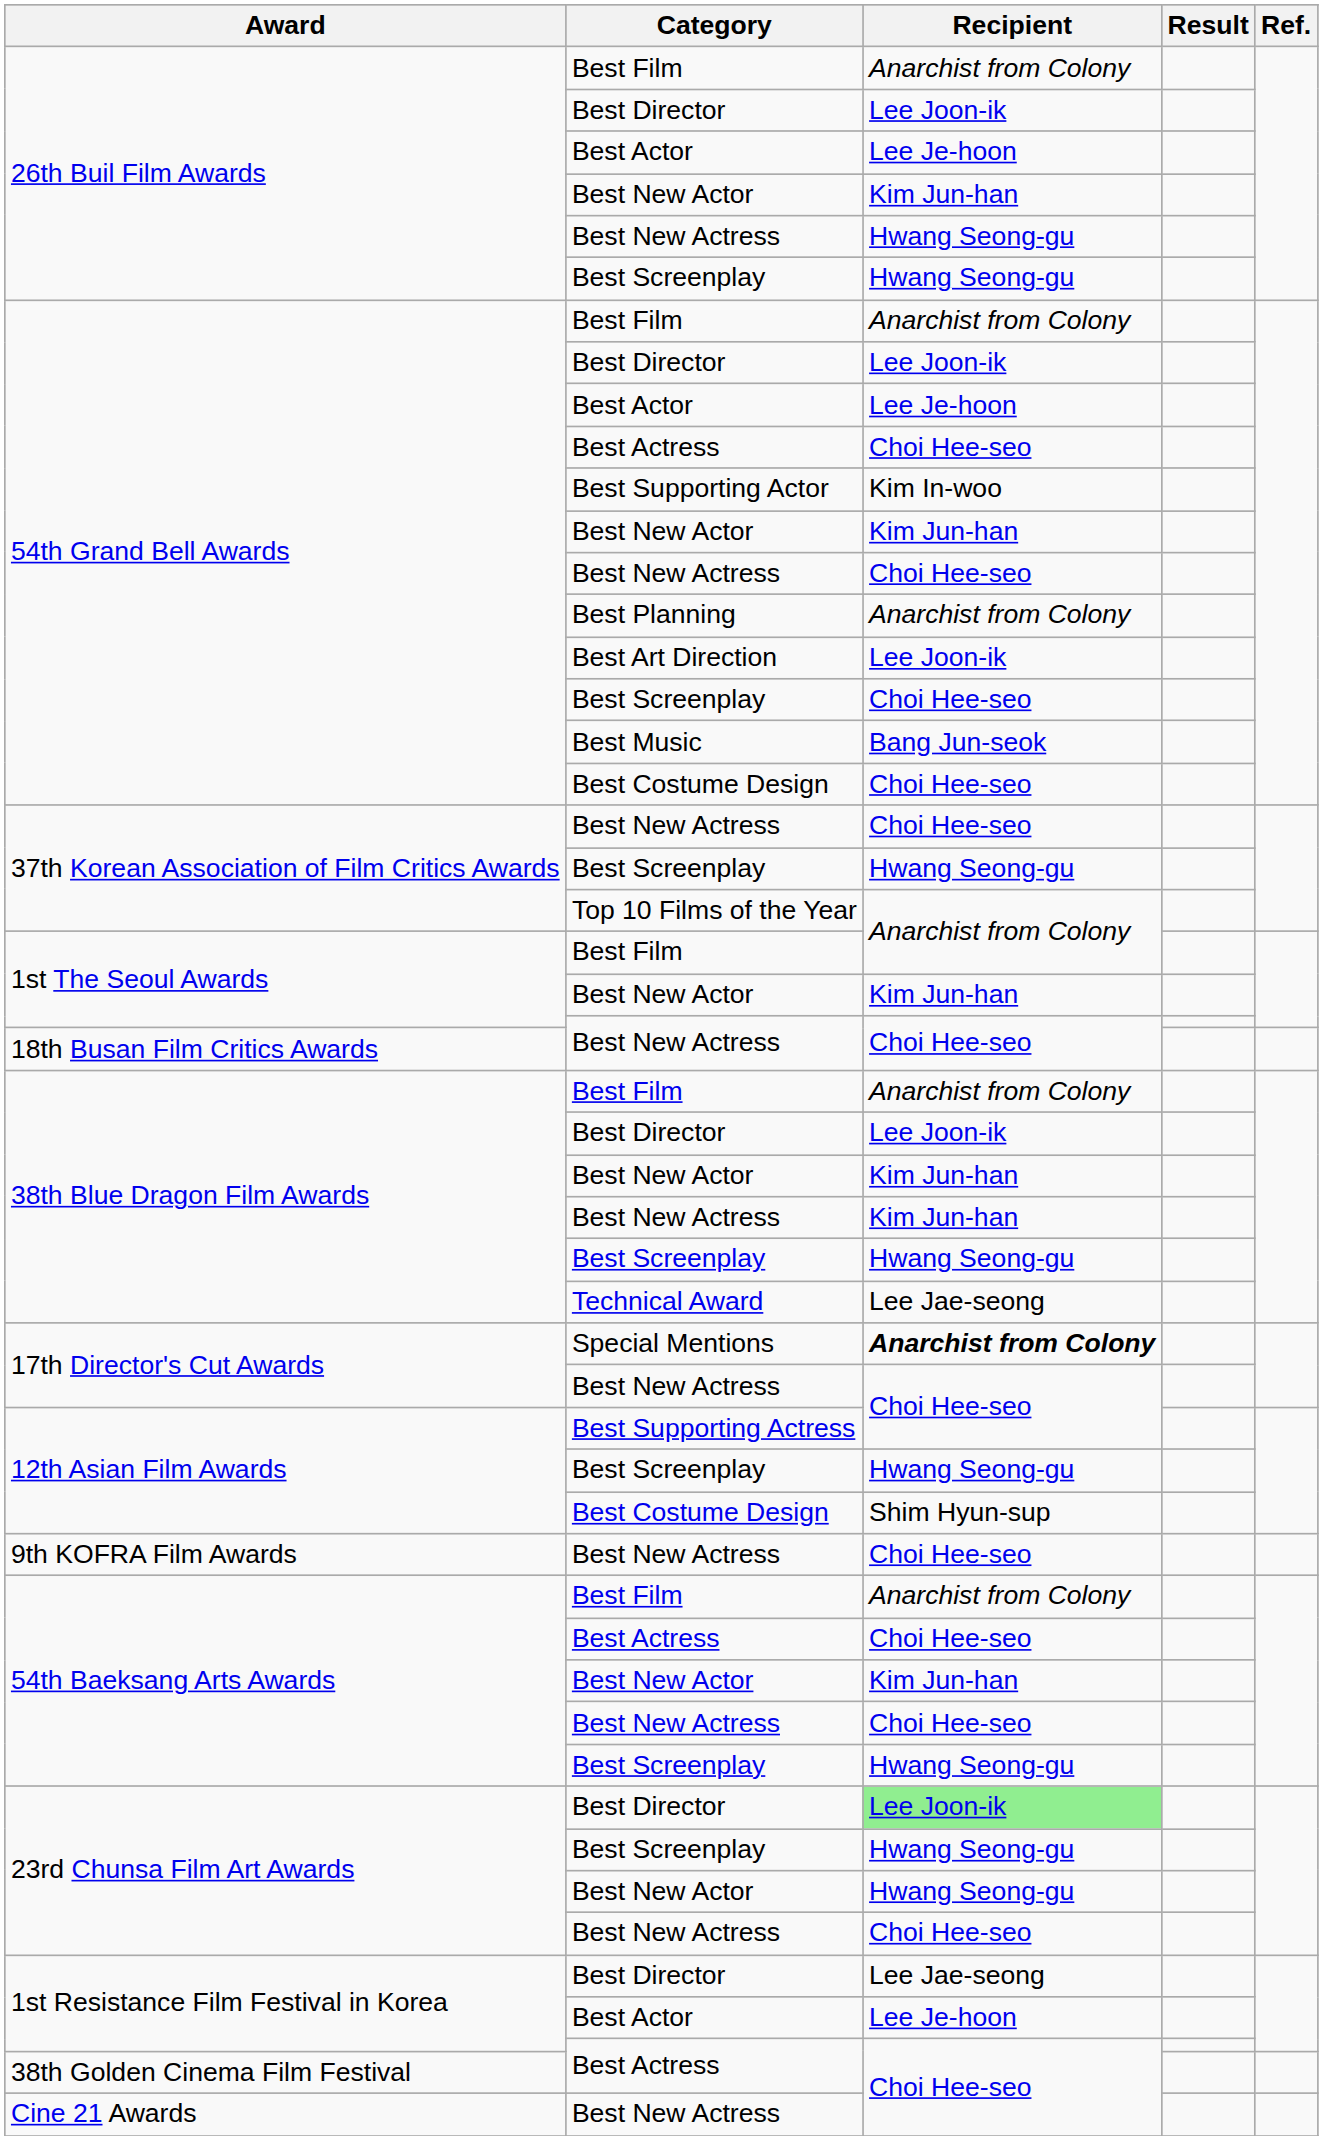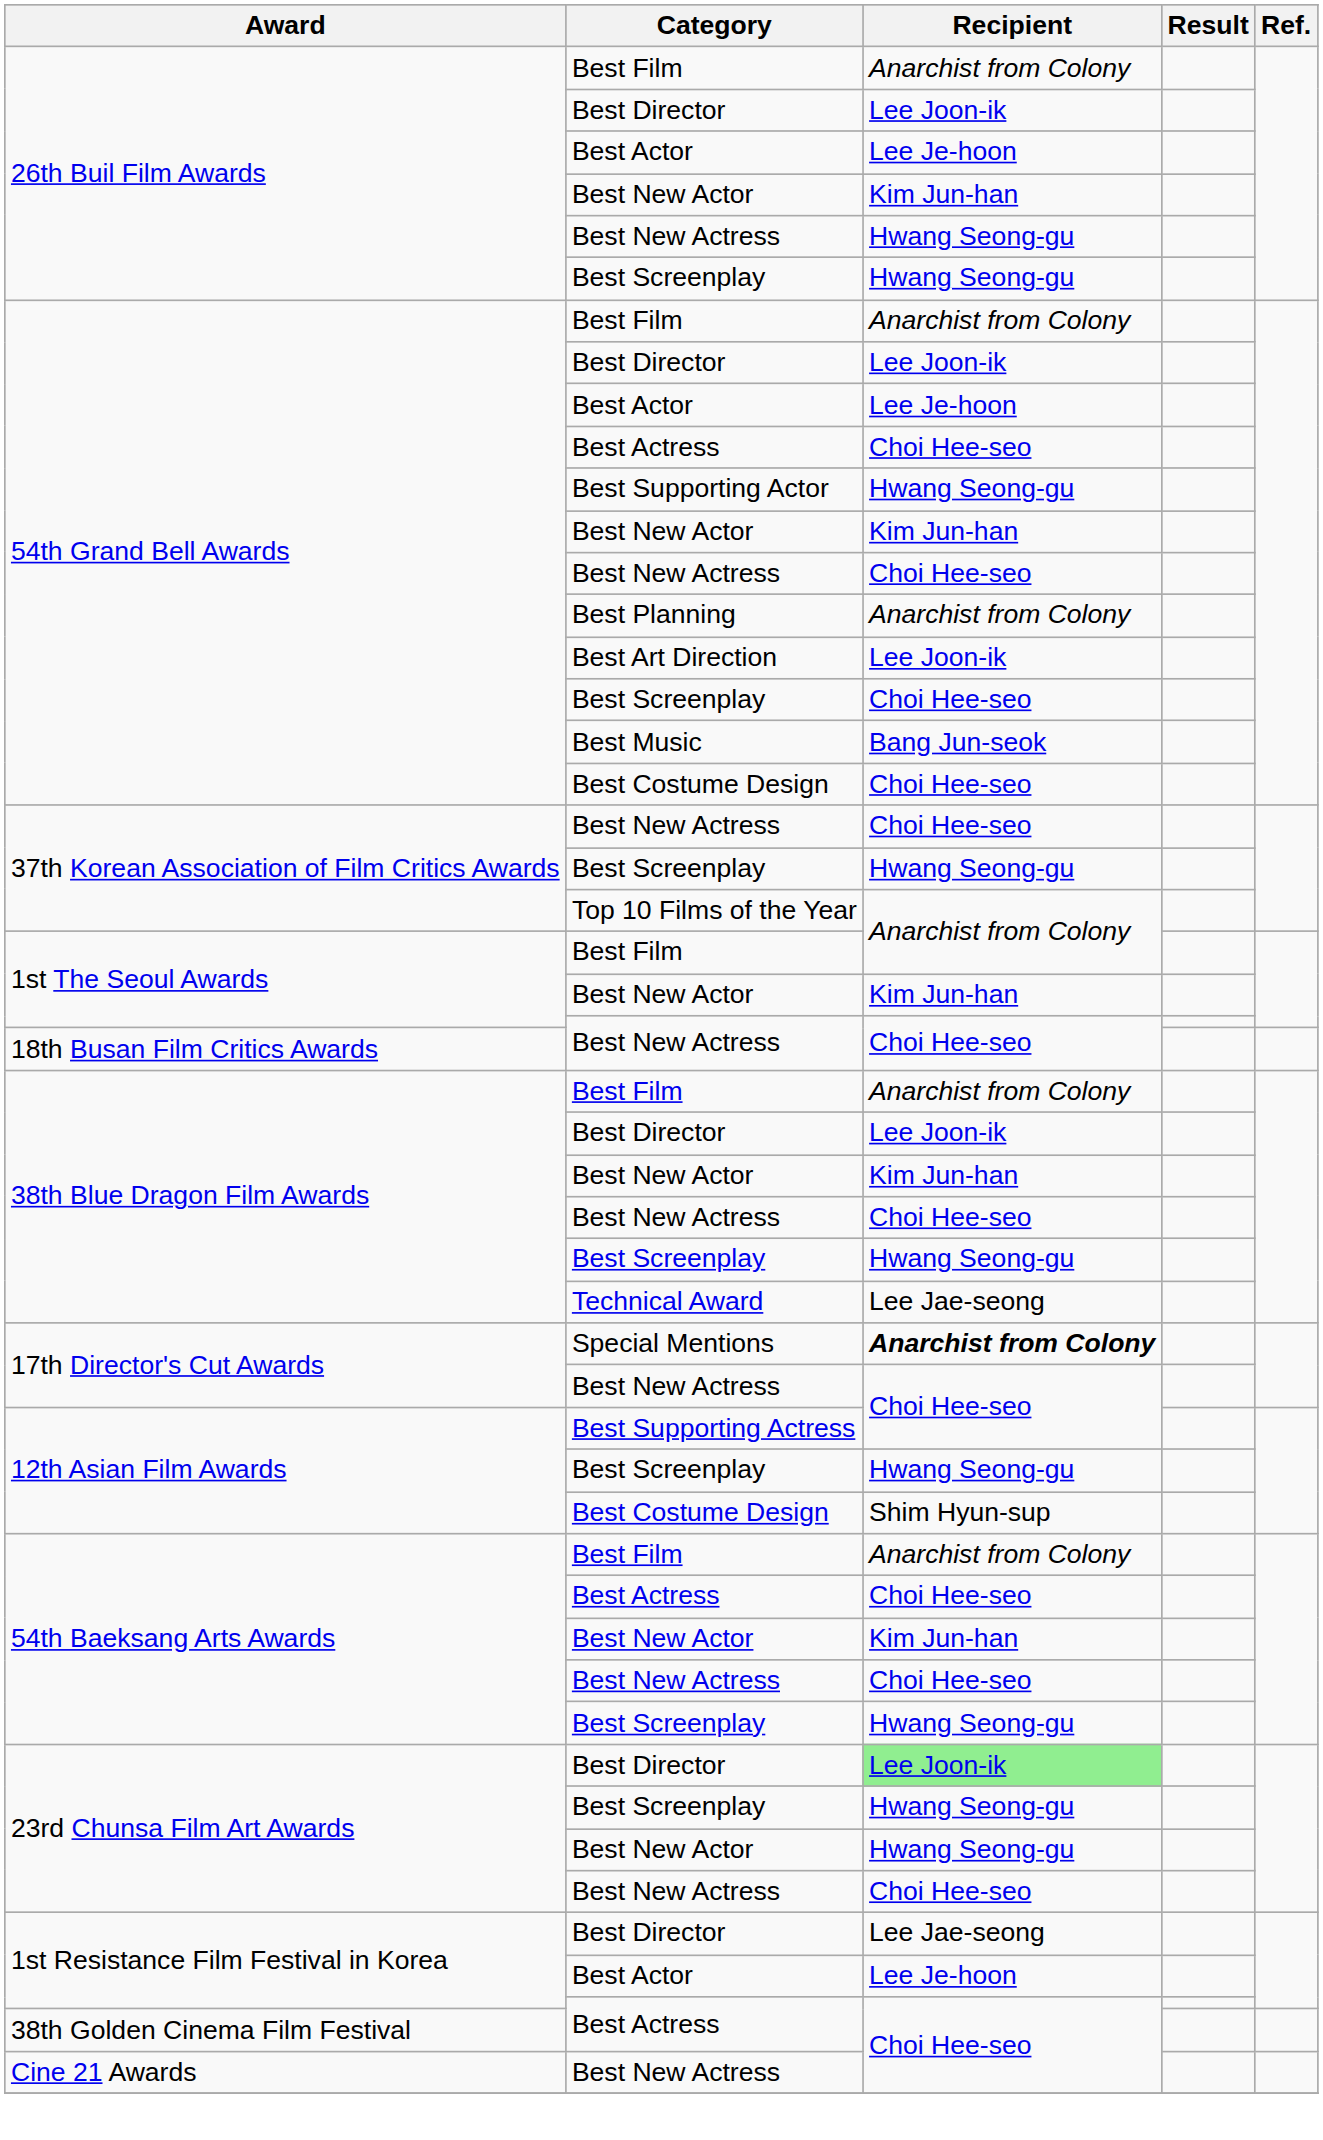(935, 488) Kim In-woo -> (972, 488) Hwang Seong-gu
(944, 1217) Kim Jun-han -> (950, 1217) Choi Hee-seo
- row: (154, 1554)
